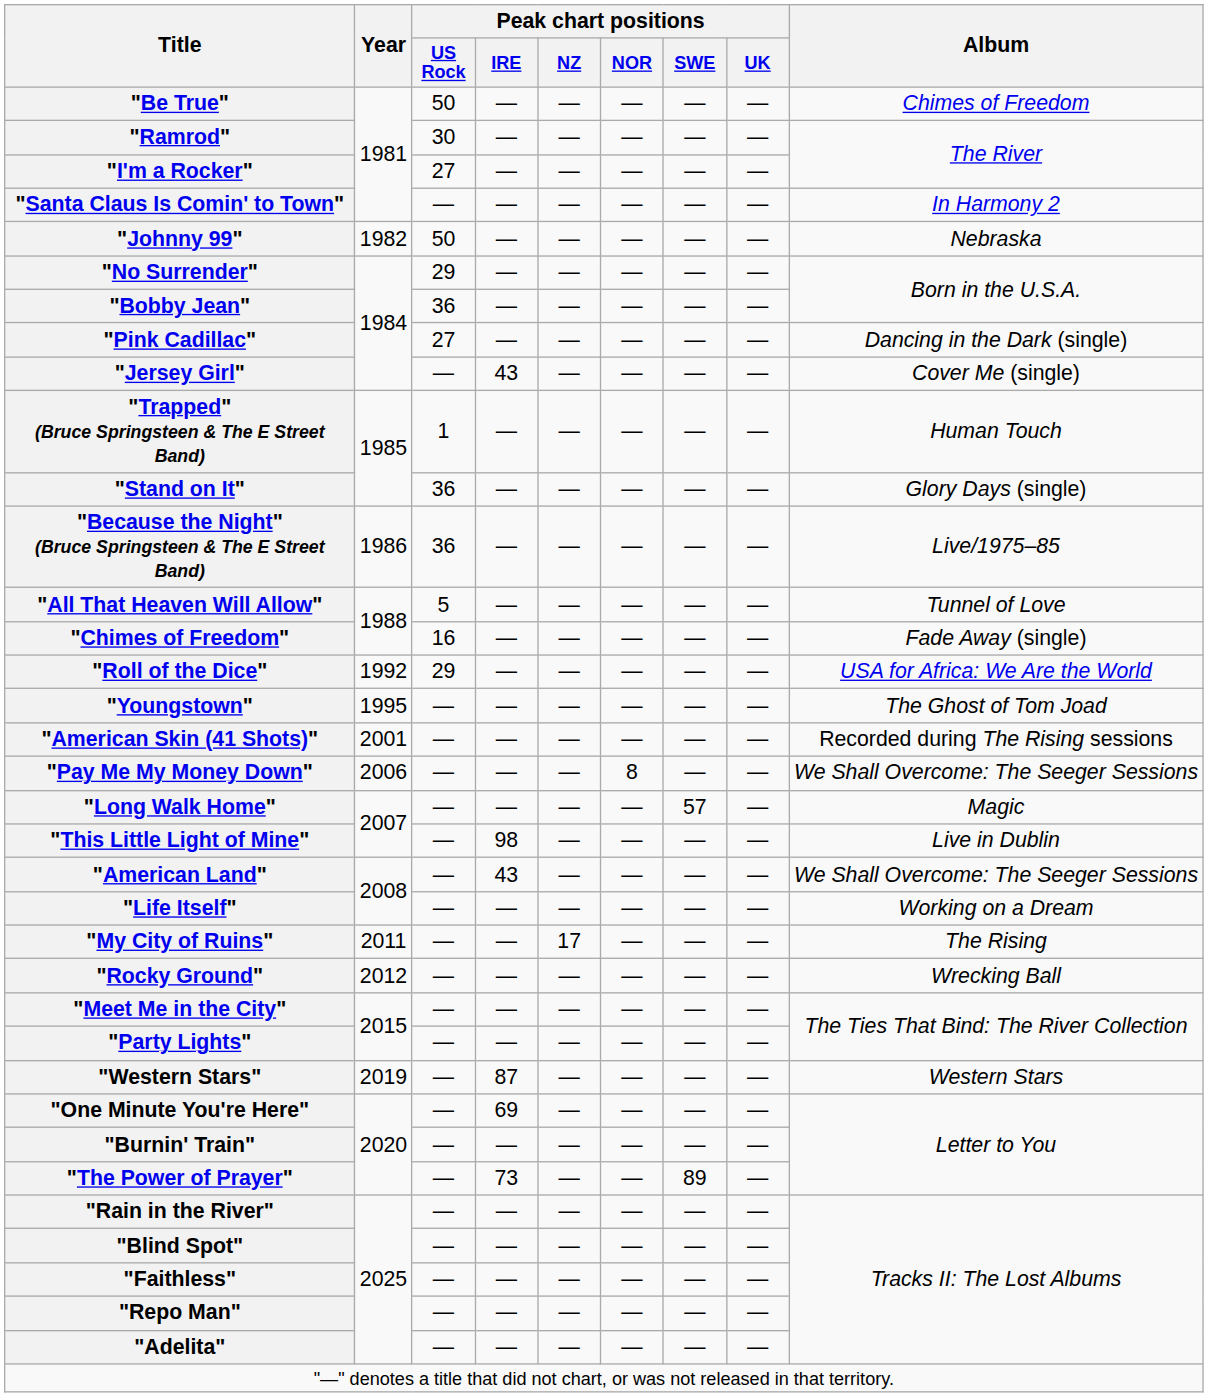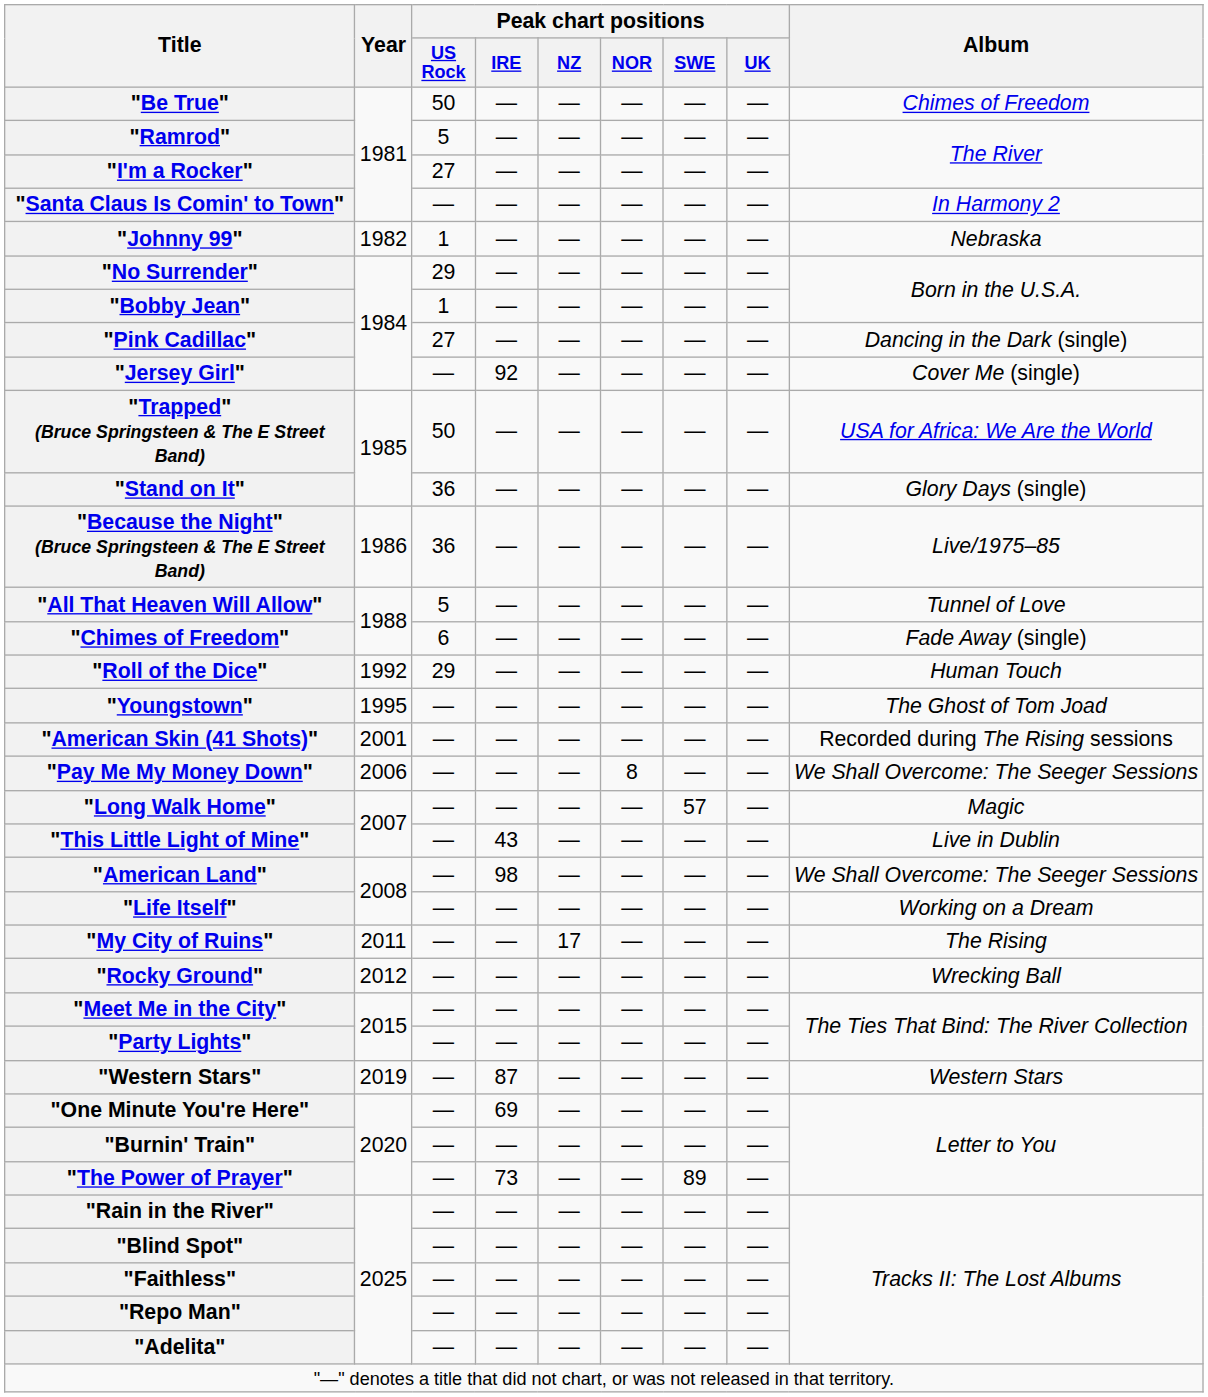(444, 137) 30 -> (444, 137) 5
(444, 238) 50 -> (444, 238) 1
(444, 306) 36 -> (444, 306) 1
(506, 373) 43 -> (506, 373) 92
(444, 431) 1 -> (444, 431) 50
(996, 431) Human Touch -> (996, 431) USA for Africa: We Are the World
(444, 638) 16 -> (444, 638) 6
(996, 671) USA for Africa: We Are the World -> (996, 671) Human Touch
(506, 840) 98 -> (506, 840) 43
(506, 874) 43 -> (506, 874) 98
